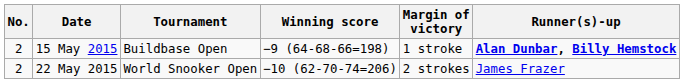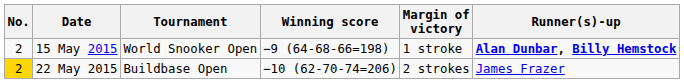(175, 49) Buildbase Open -> (190, 49) World Snooker Open
(19, 69) no background -> (19, 69) gold background
(190, 69) World Snooker Open -> (175, 69) Buildbase Open
